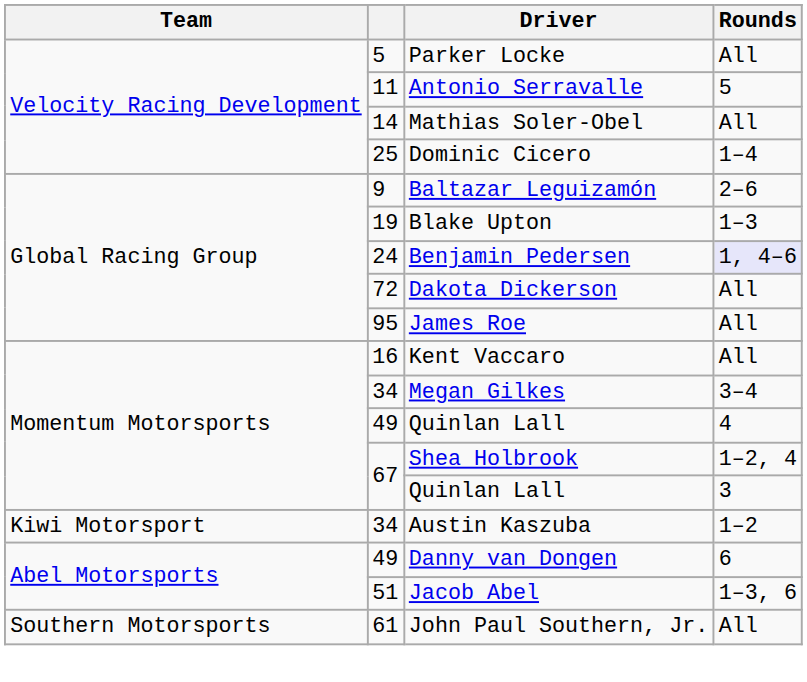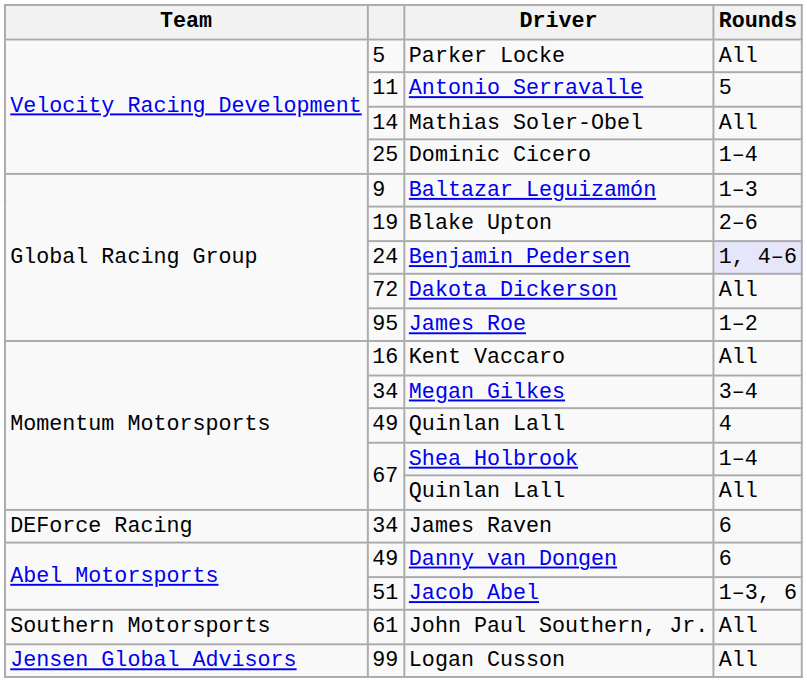(738, 190) 2–6 -> (738, 190) 1–3
(738, 224) 1–3 -> (738, 224) 2–6
(738, 324) All -> (738, 324) 1–2
(758, 459) 1–2, 4 -> (738, 459) 1–4
(725, 492) 3 -> (738, 492) All
- row: (385, 526)
+ row: (385, 526)
+ row: (385, 660)
